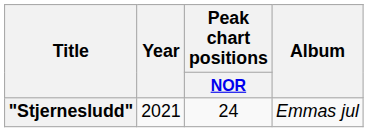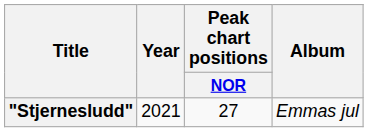(228, 111) 24 -> (228, 111) 27
